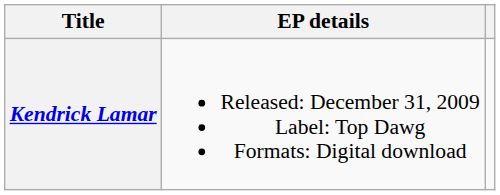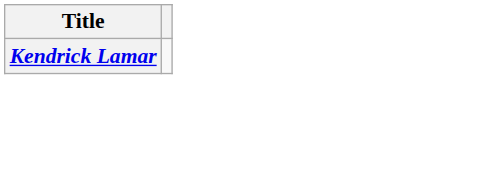- column: (323, 21)
